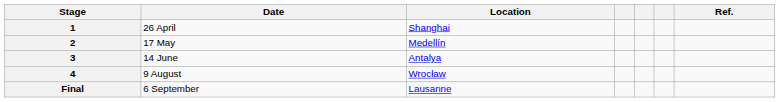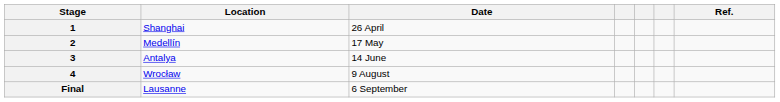columns swapped: (274, 12) <-> (510, 12)
